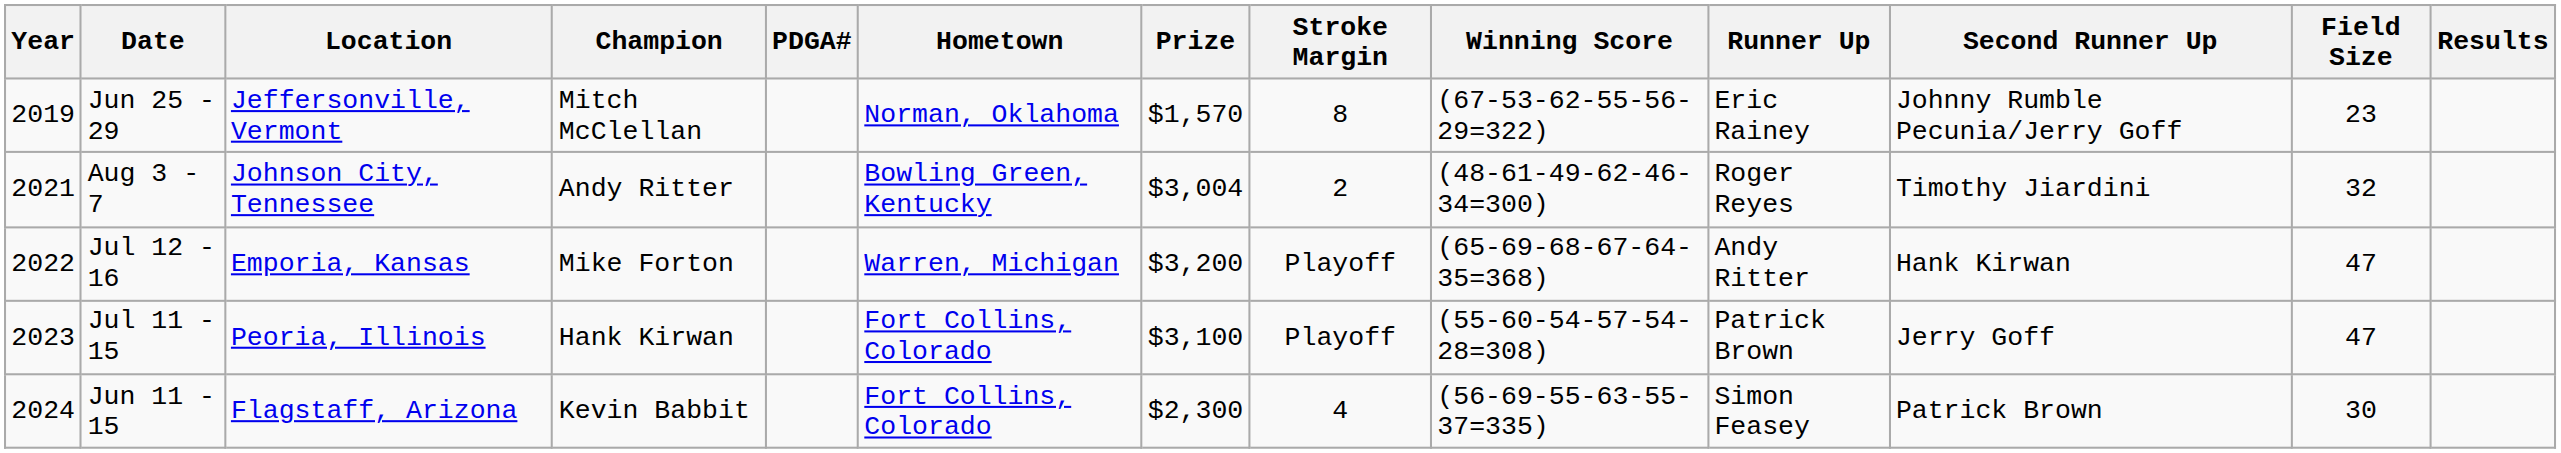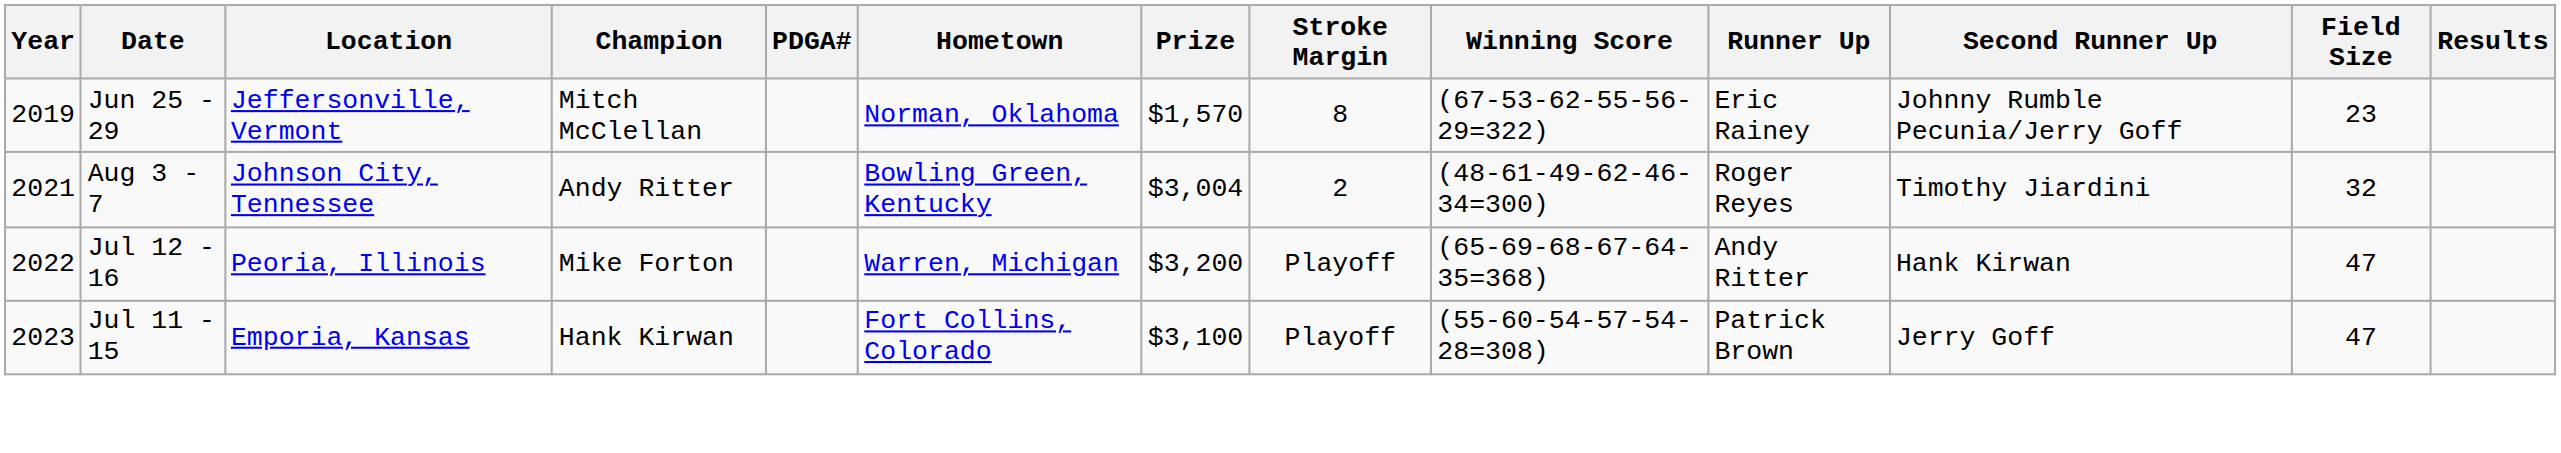(350, 263) Emporia, Kansas -> (358, 263) Peoria, Illinois
(358, 337) Peoria, Illinois -> (350, 337) Emporia, Kansas
- row: (151, 411)
